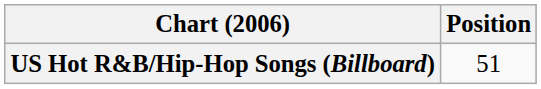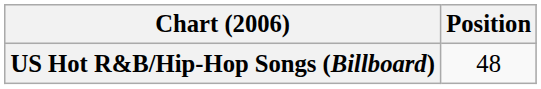(489, 63) 51 -> (489, 63) 48
